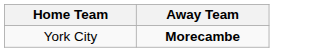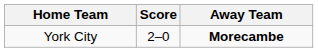+ column: (158, 15)
